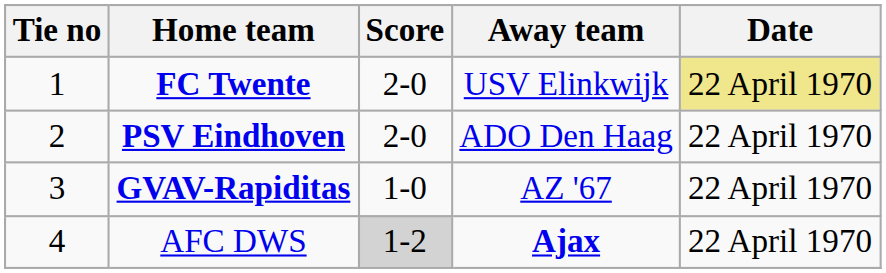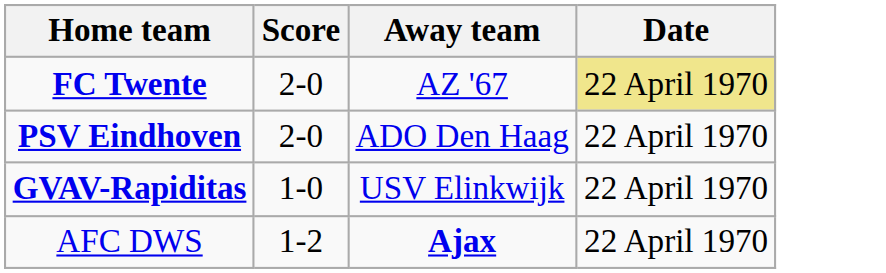- column: (57, 30)
(566, 83) USV Elinkwijk -> (462, 83) AZ '67
(566, 188) AZ '67 -> (462, 188) USV Elinkwijk
(405, 240) lightgrey background -> (301, 240) no background
